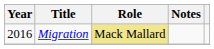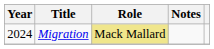(20, 34) 2016 -> (20, 34) 2024
